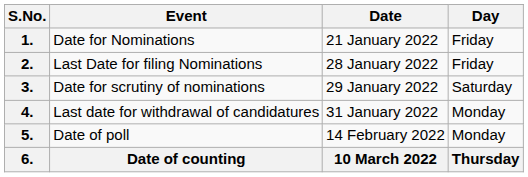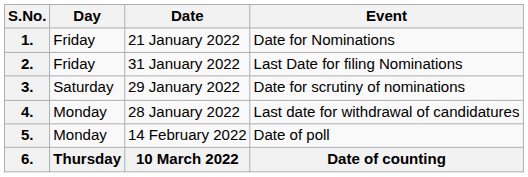columns swapped: (186, 16) <-> (486, 16)
(382, 64) 28 January 2022 -> (184, 64) 31 January 2022
(382, 111) 31 January 2022 -> (184, 111) 28 January 2022
